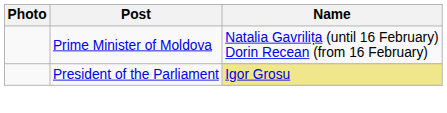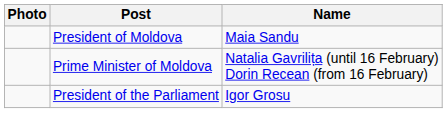+ row: (118, 37)
(258, 74) khaki background -> (258, 96) no background
